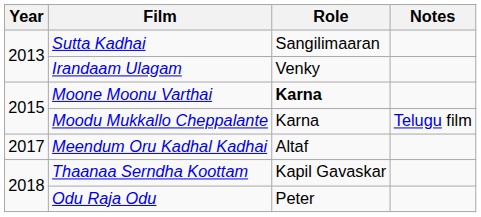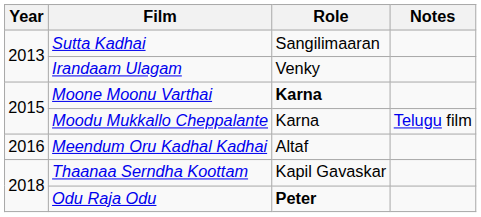(26, 146) 2017 -> (26, 146) 2016
(295, 198) normal -> (296, 198) bold
